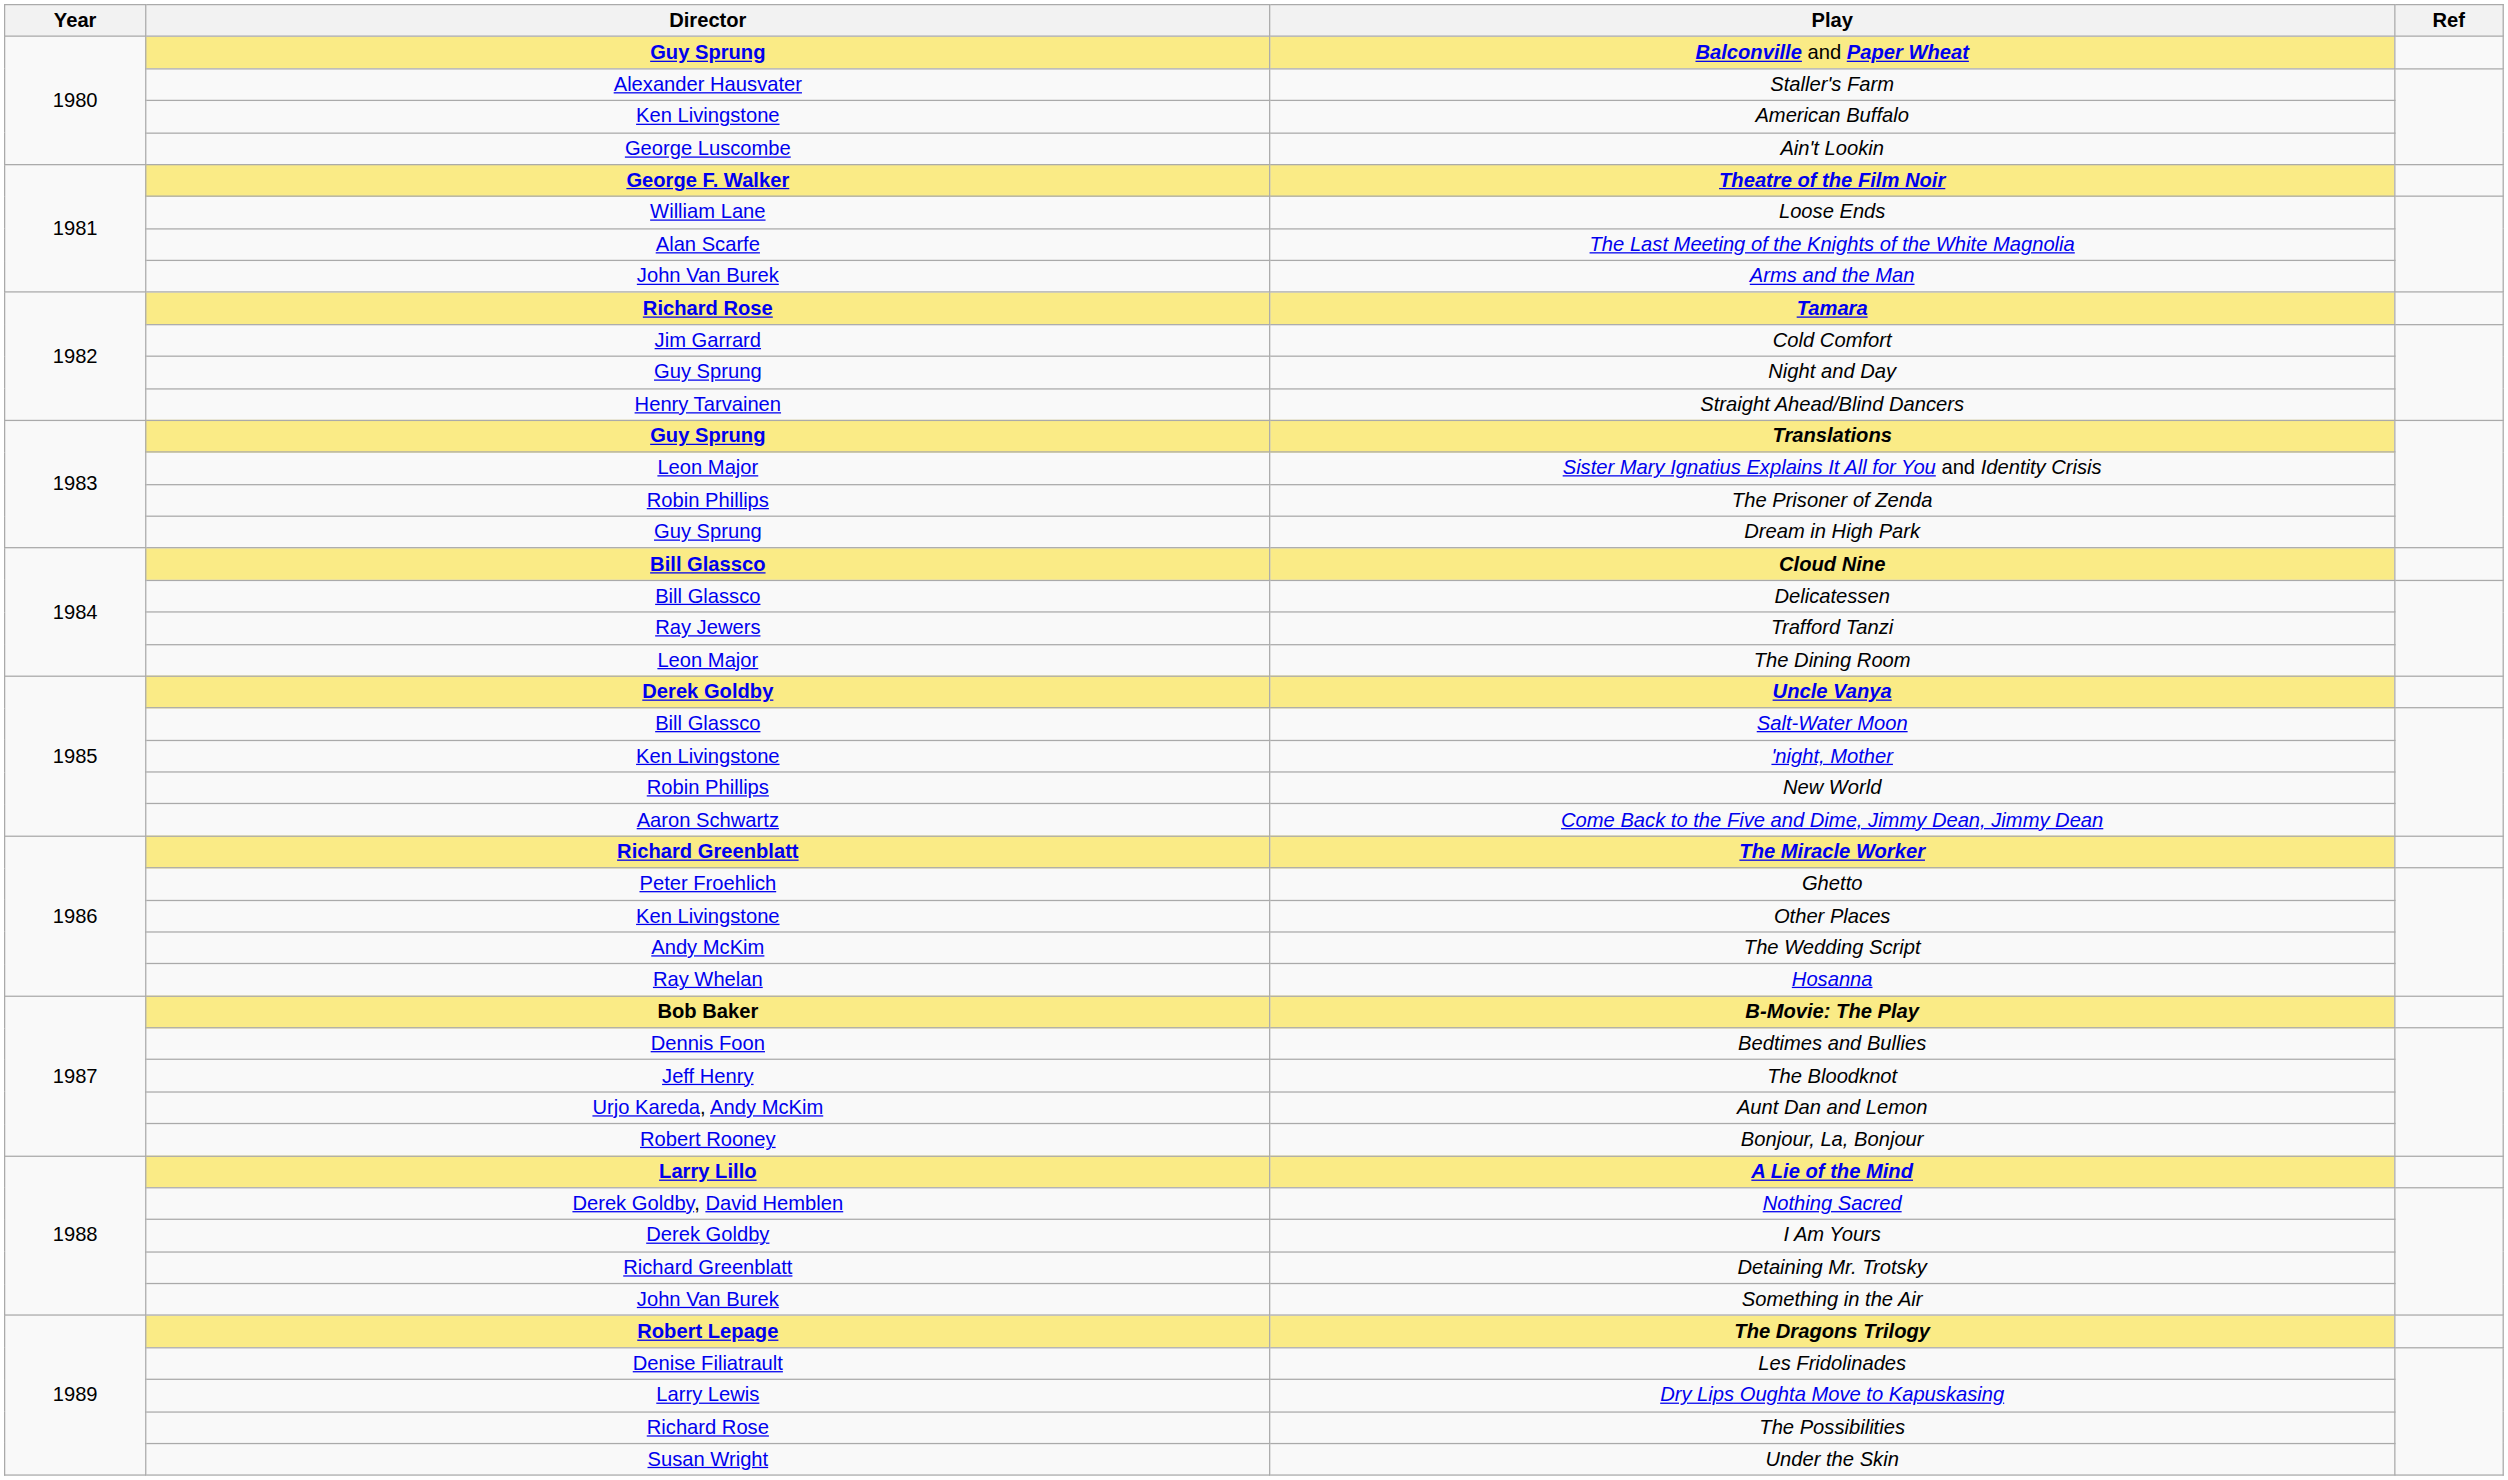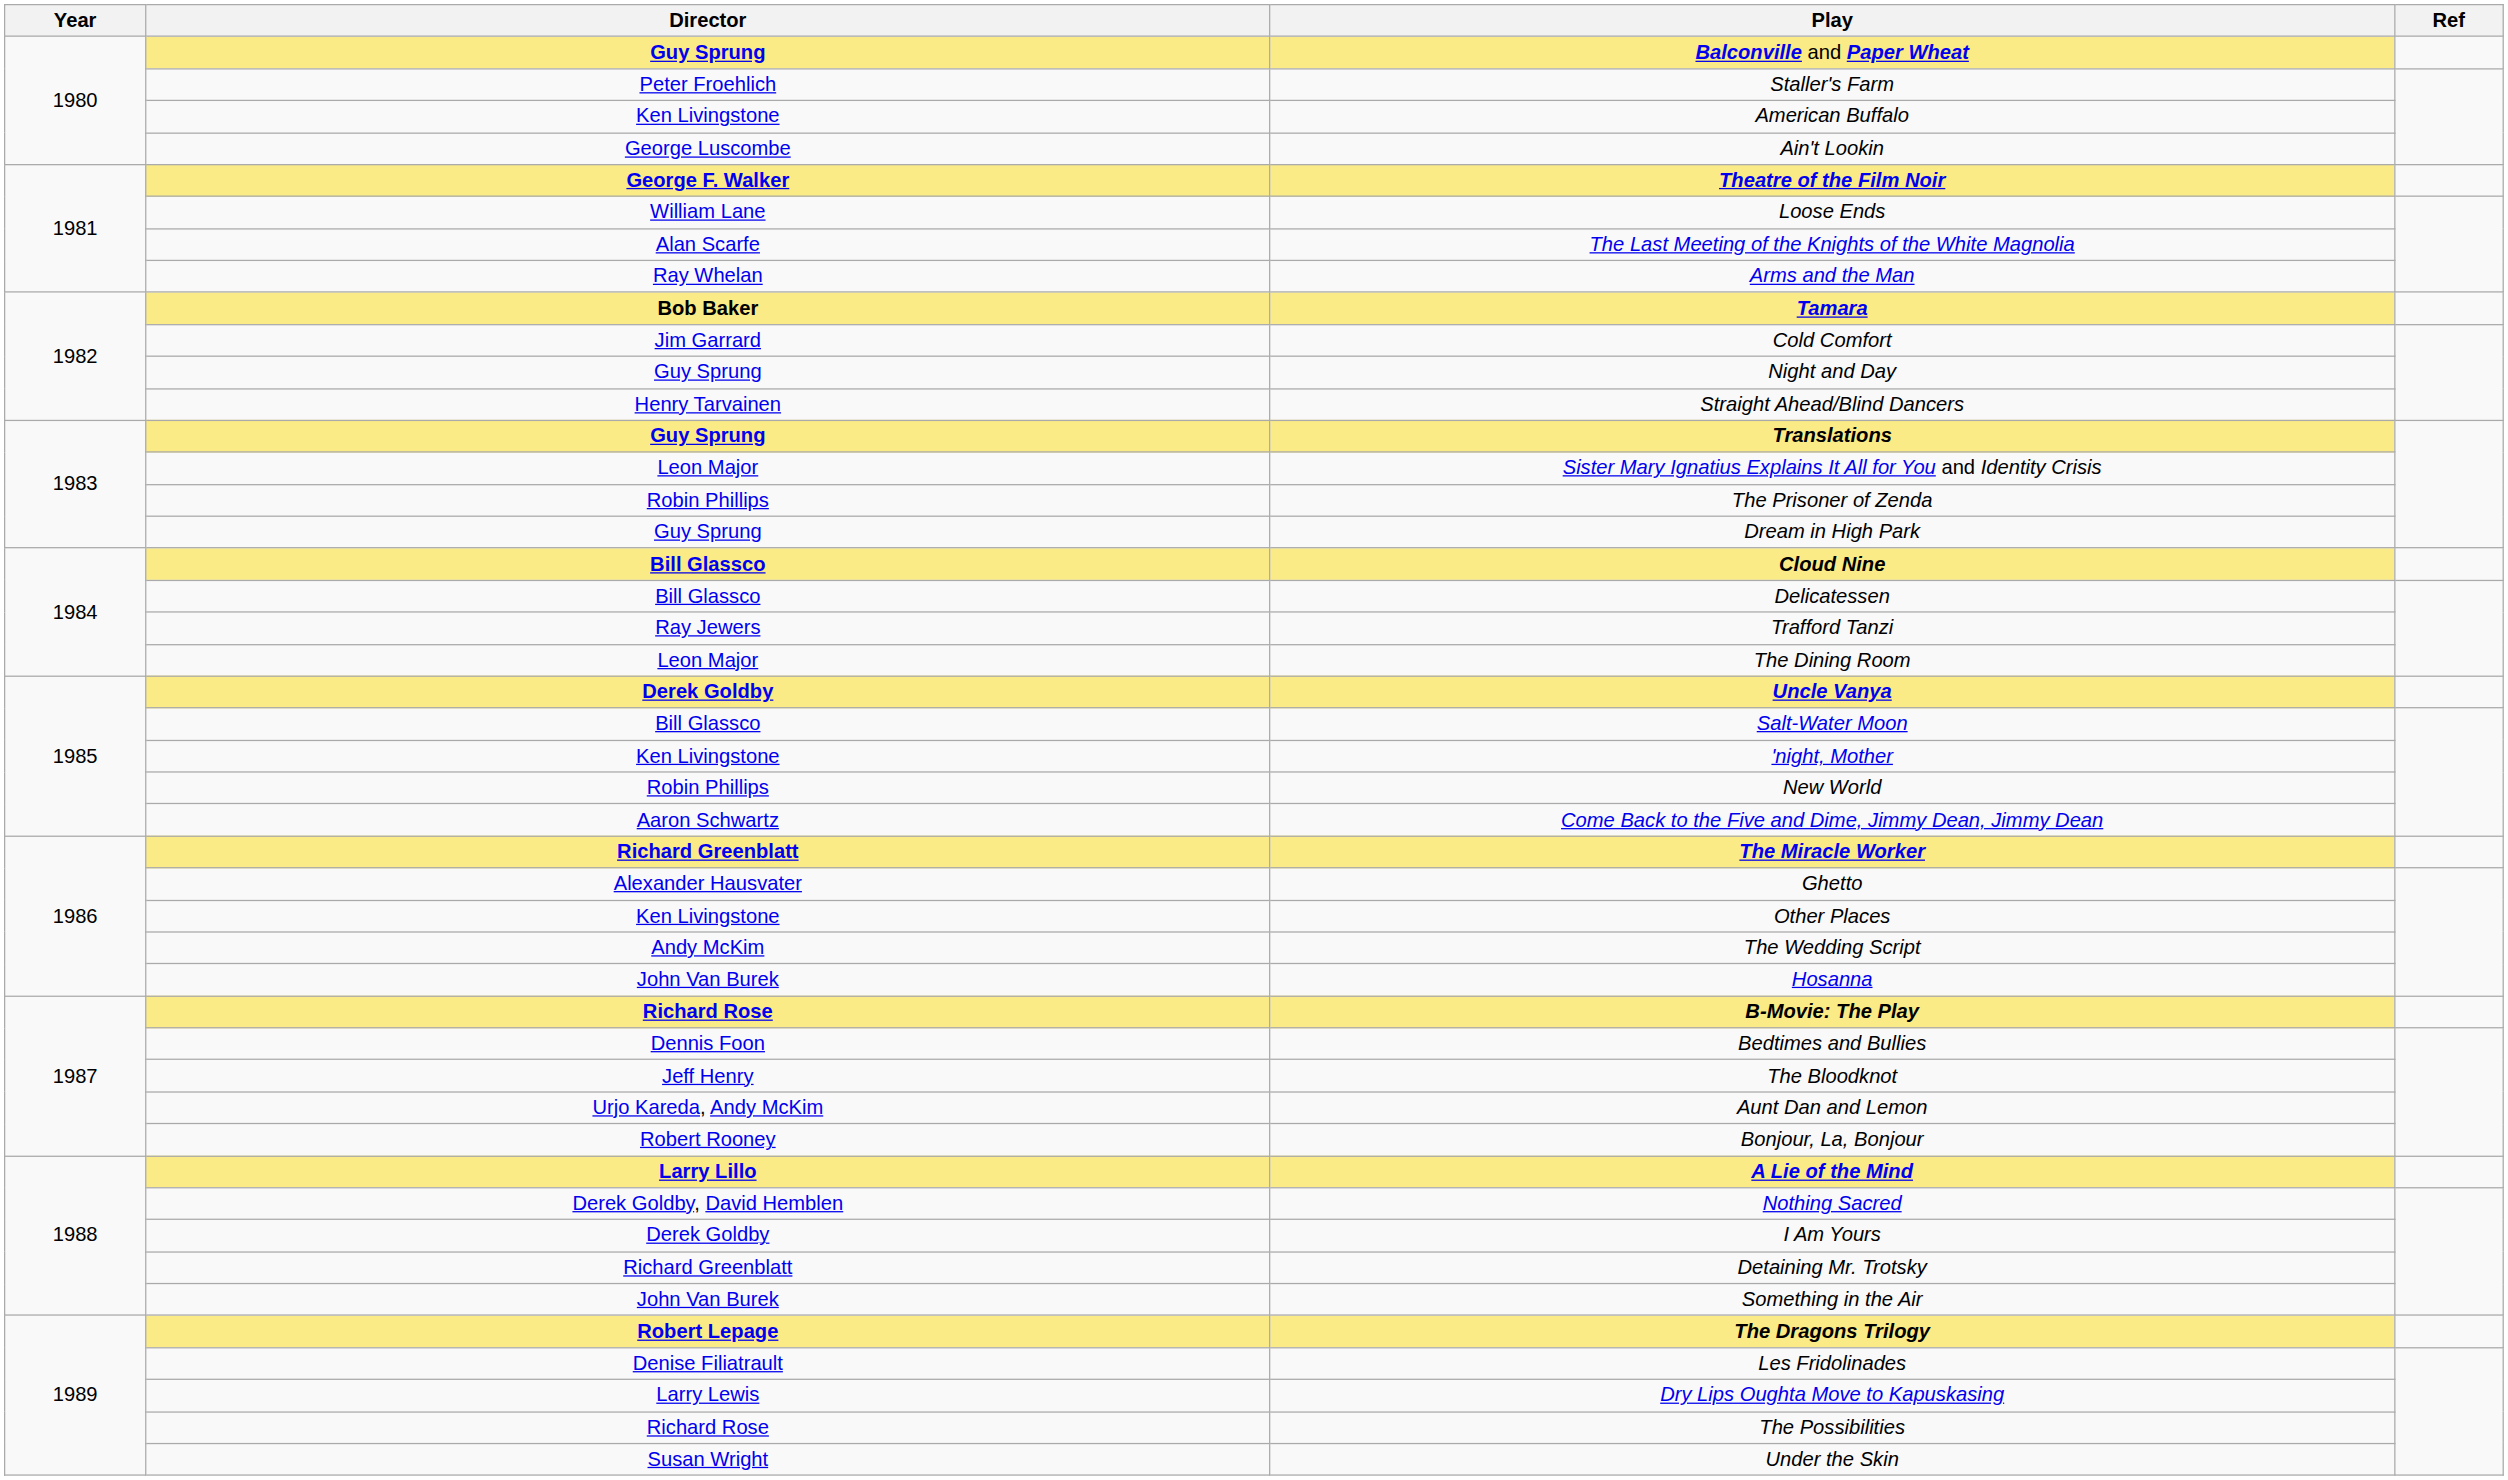(708, 84) Alexander Hausvater -> (708, 84) Peter Froehlich
(708, 276) John Van Burek -> (708, 276) Ray Whelan
(708, 308) Richard Rose -> (708, 308) Bob Baker
(708, 883) Peter Froehlich -> (708, 883) Alexander Hausvater
(708, 979) Ray Whelan -> (708, 979) John Van Burek
(708, 1011) Bob Baker -> (708, 1011) Richard Rose
